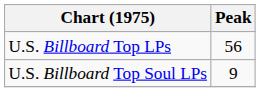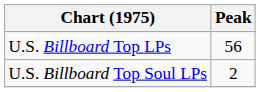(233, 73) 9 -> (233, 73) 2
